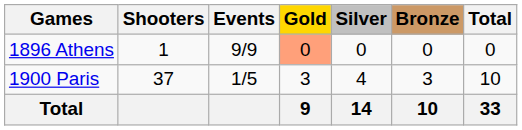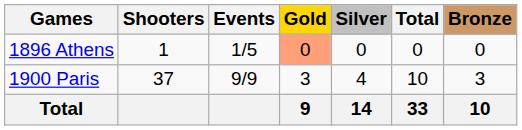columns swapped: (428, 19) <-> (490, 19)
(244, 49) 9/9 -> (244, 49) 1/5
(244, 79) 1/5 -> (244, 79) 9/9
